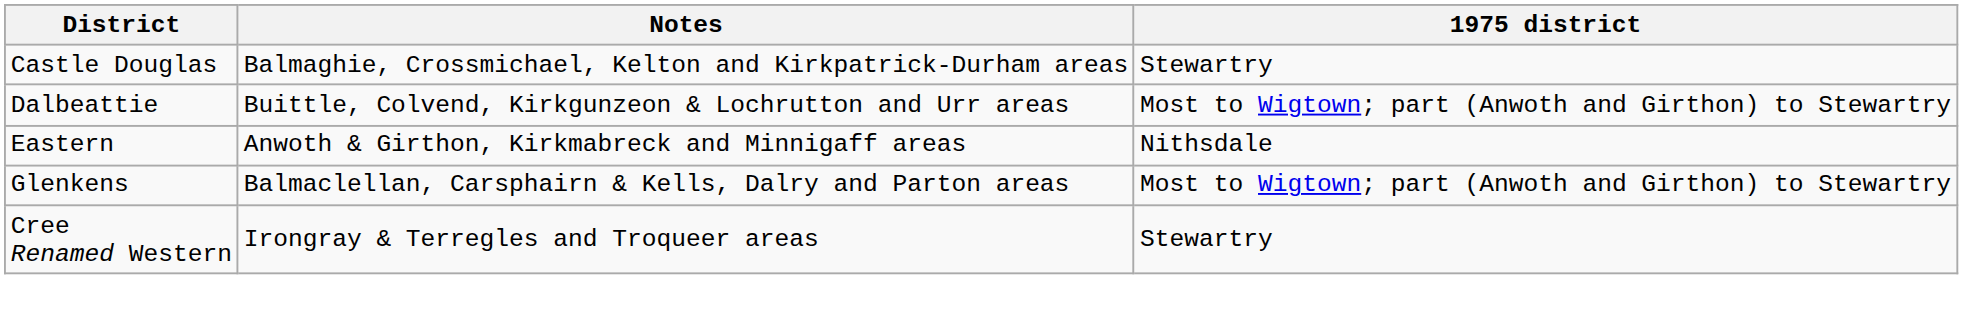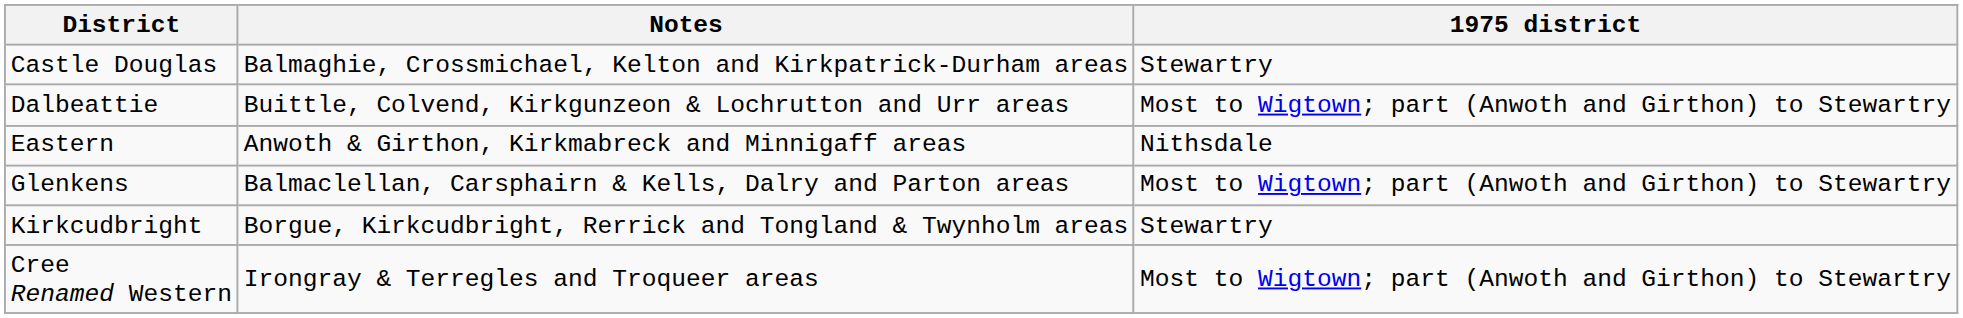+ row: (107, 225)
(1206, 239) Stewartry -> (1546, 279) Most to Wigtown; part (Anwoth and Girthon) to Stewartry
